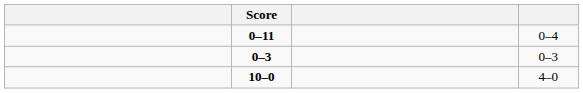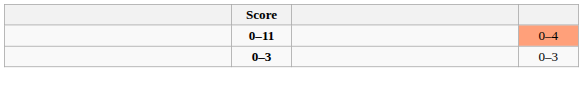(548, 35) no background -> (548, 35) lightsalmon background
- row: (262, 77)
